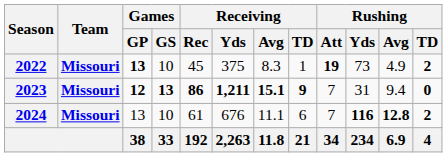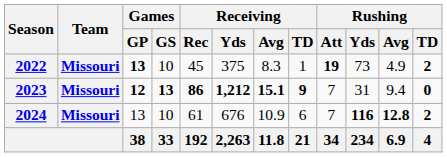(233, 90) 1,211 -> (233, 90) 1,212
(271, 115) 11.1 -> (271, 115) 10.9
